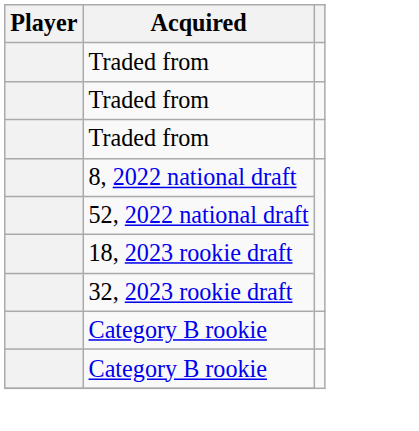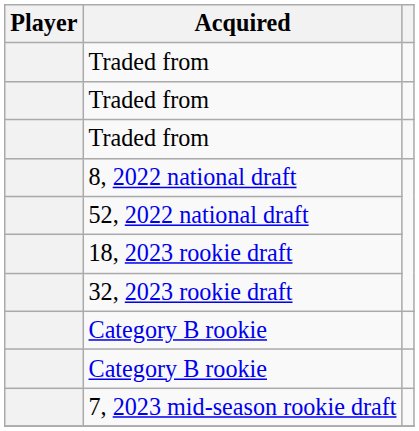+ row: (44, 407)
